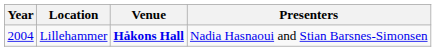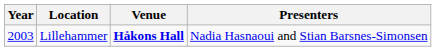(21, 35) 2004 -> (21, 35) 2003
